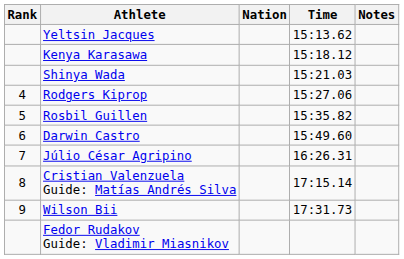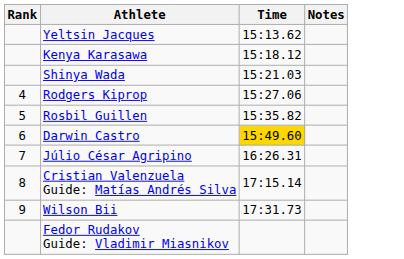- column: (265, 15)
(323, 135) no background -> (272, 135) gold background
